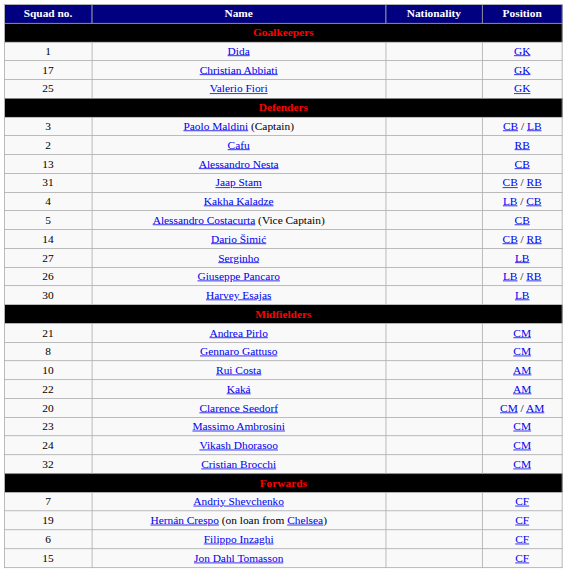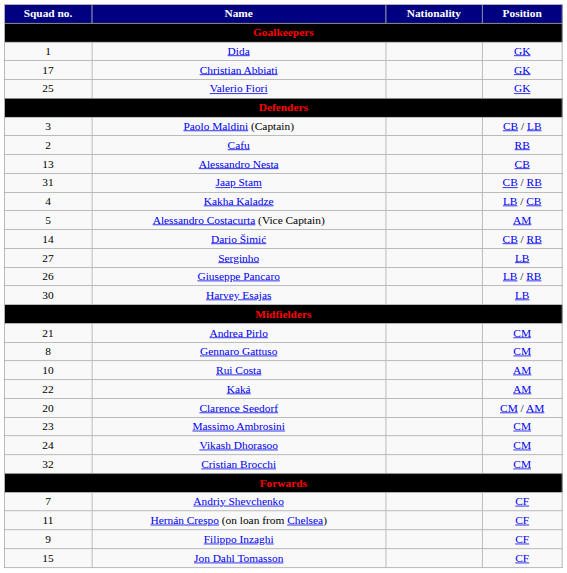(522, 220) CB -> (522, 220) AM
(48, 520) 19 -> (48, 520) 11
(48, 539) 6 -> (48, 539) 9
